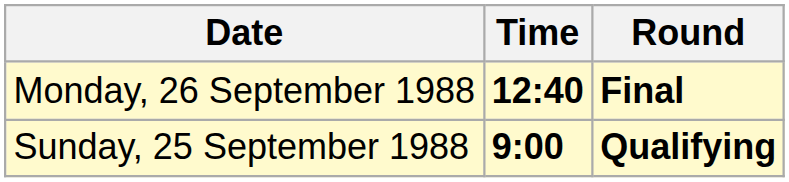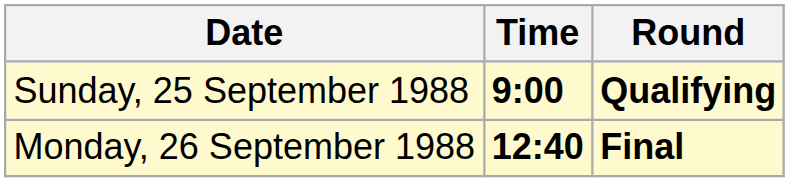rows swapped: (241, 147) <-> (244, 90)
